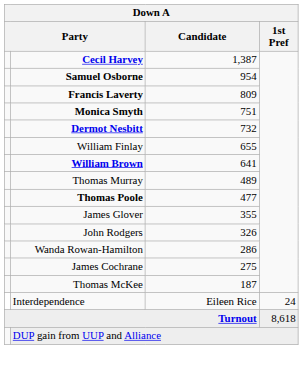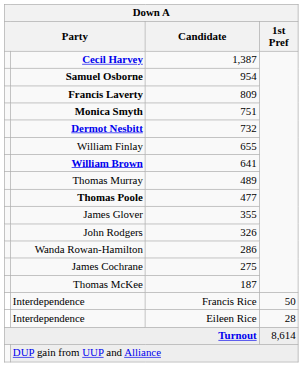+ row: (49, 301)
(290, 301) 24 -> (290, 318) 28
(283, 318) 8,618 -> (283, 335) 8,614
